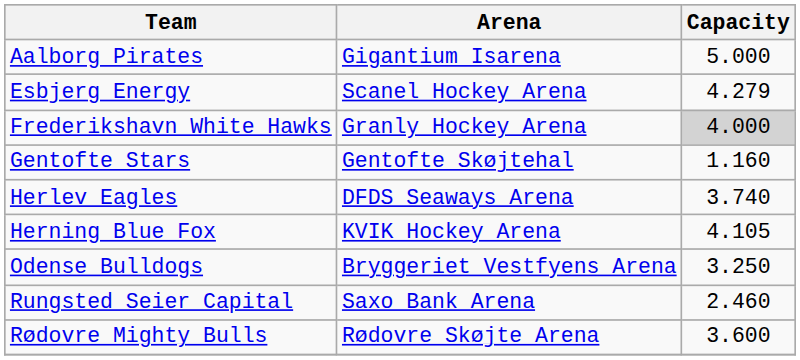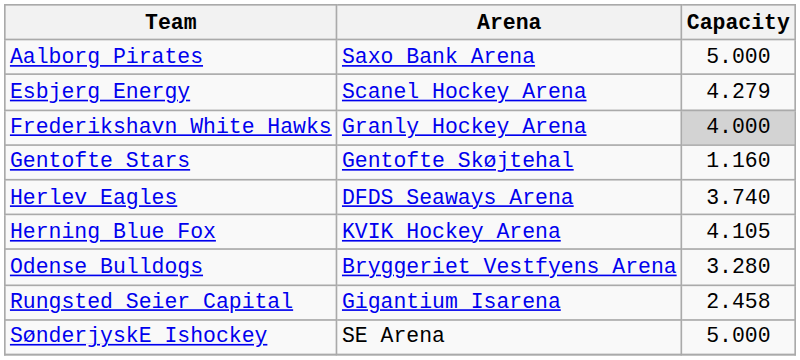(451, 57) Gigantium Isarena -> (439, 57) Saxo Bank Arena
(738, 267) 3.250 -> (738, 267) 3.280
(439, 302) Saxo Bank Arena -> (451, 302) Gigantium Isarena
(738, 302) 2.460 -> (738, 302) 2.458
- row: (139, 337)
+ row: (139, 337)
